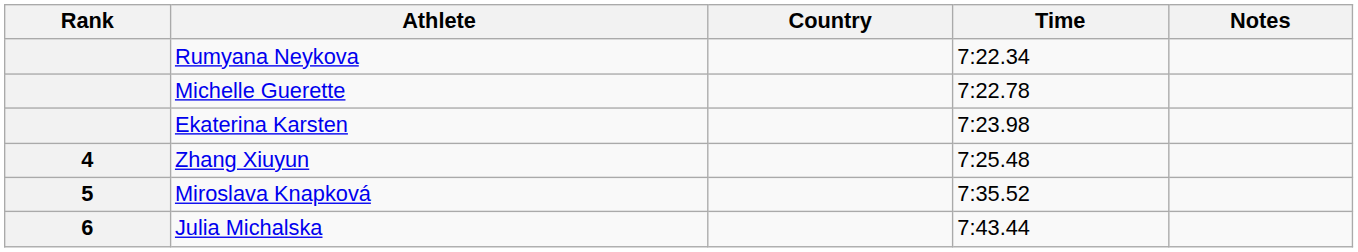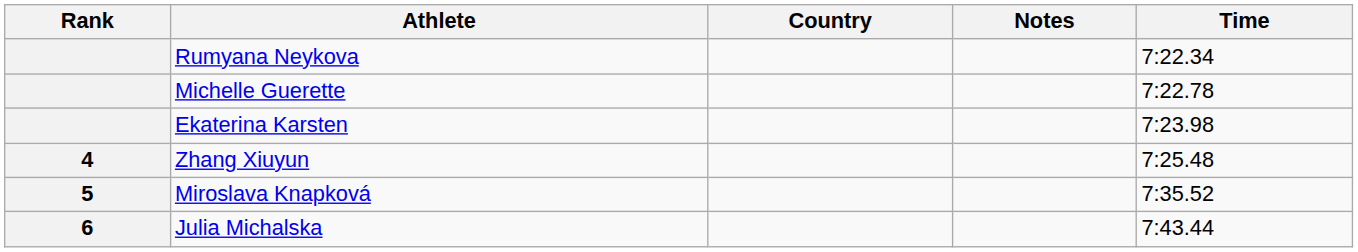columns swapped: (1060, 21) <-> (1260, 21)
